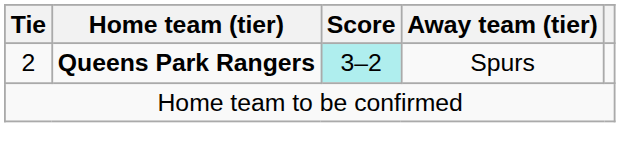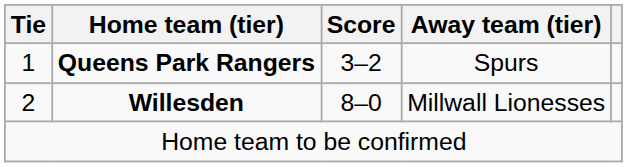(28, 63) 2 -> (28, 63) 1
(361, 63) paleturquoise background -> (361, 63) no background
+ row: (186, 102)
